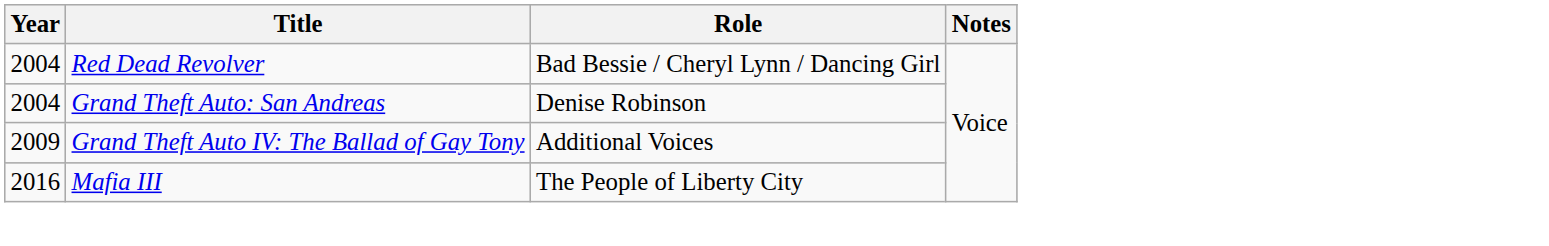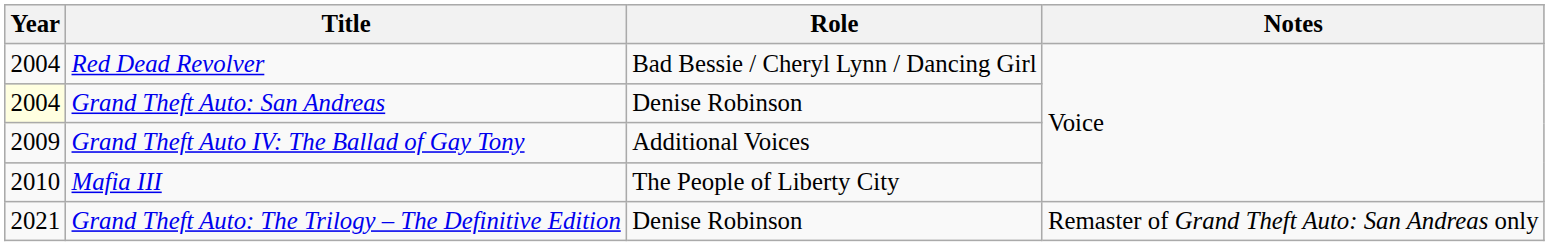(35, 102) no background -> (35, 102) lightyellow background
(35, 181) 2016 -> (35, 181) 2010
+ row: (346, 220)
